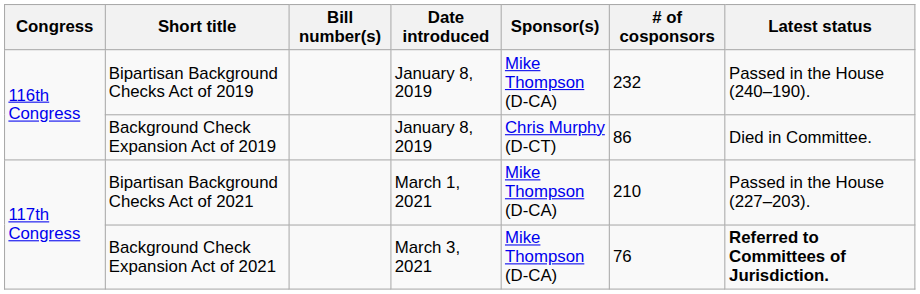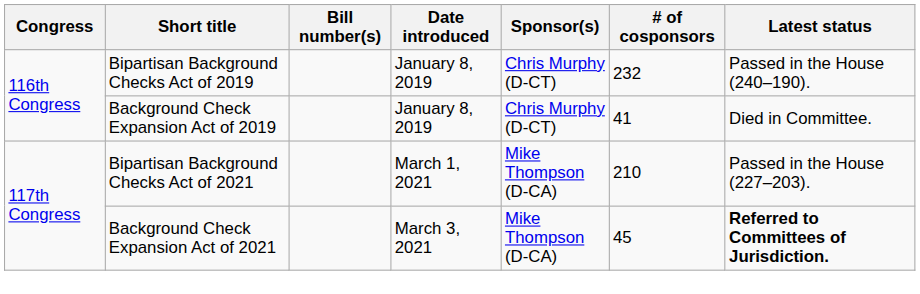(545, 82) Mike Thompson (D-CA) -> (555, 72) Chris Murphy (D-CT)
(622, 137) 86 -> (622, 118) 41
(622, 256) 76 -> (622, 237) 45
